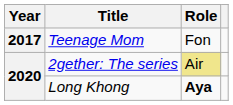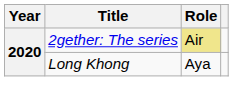- row: (96, 40)
(198, 87) bold -> (198, 64) normal
